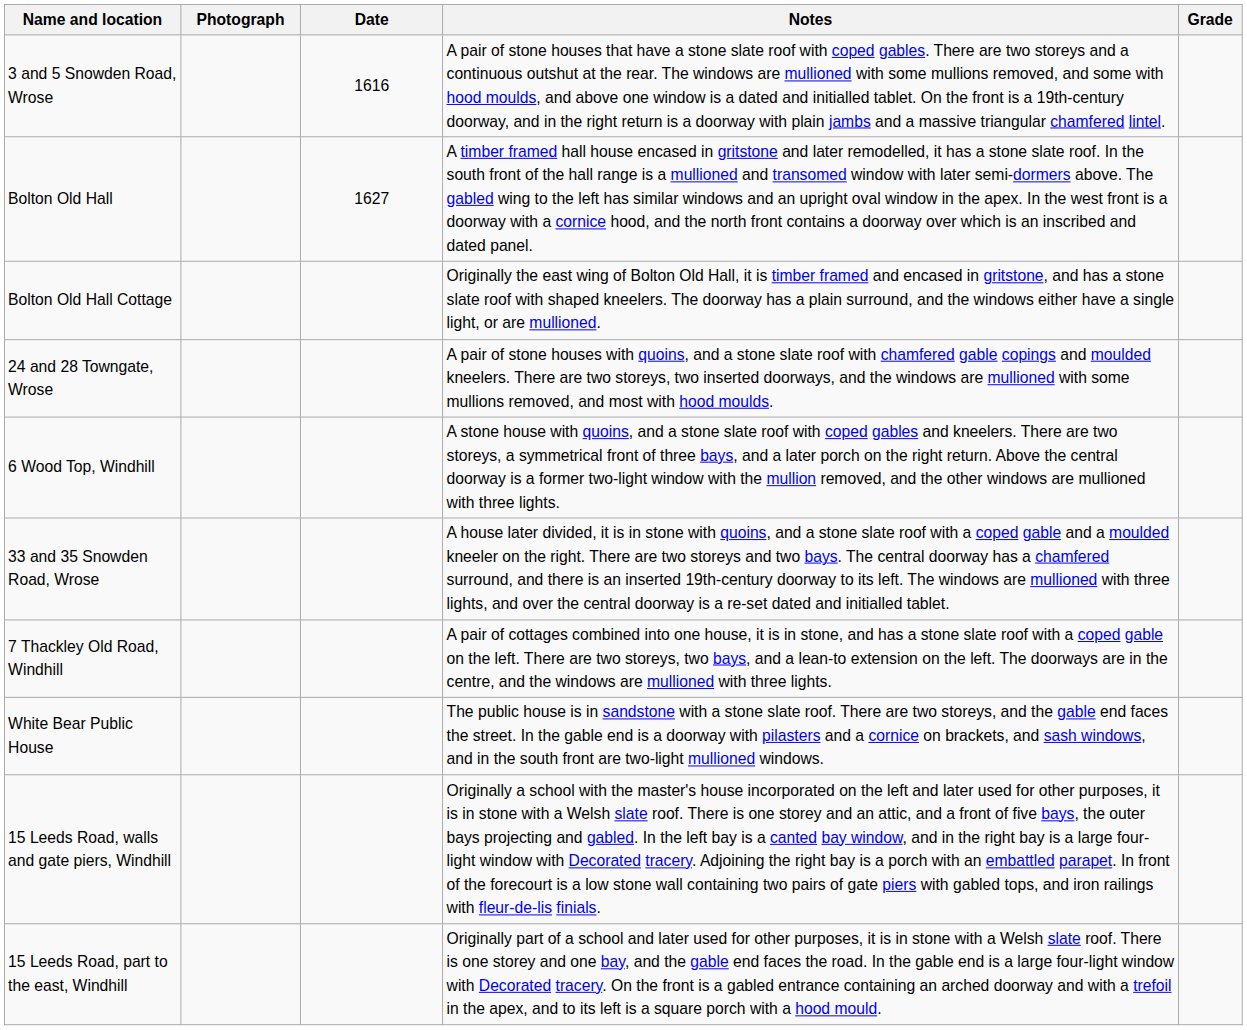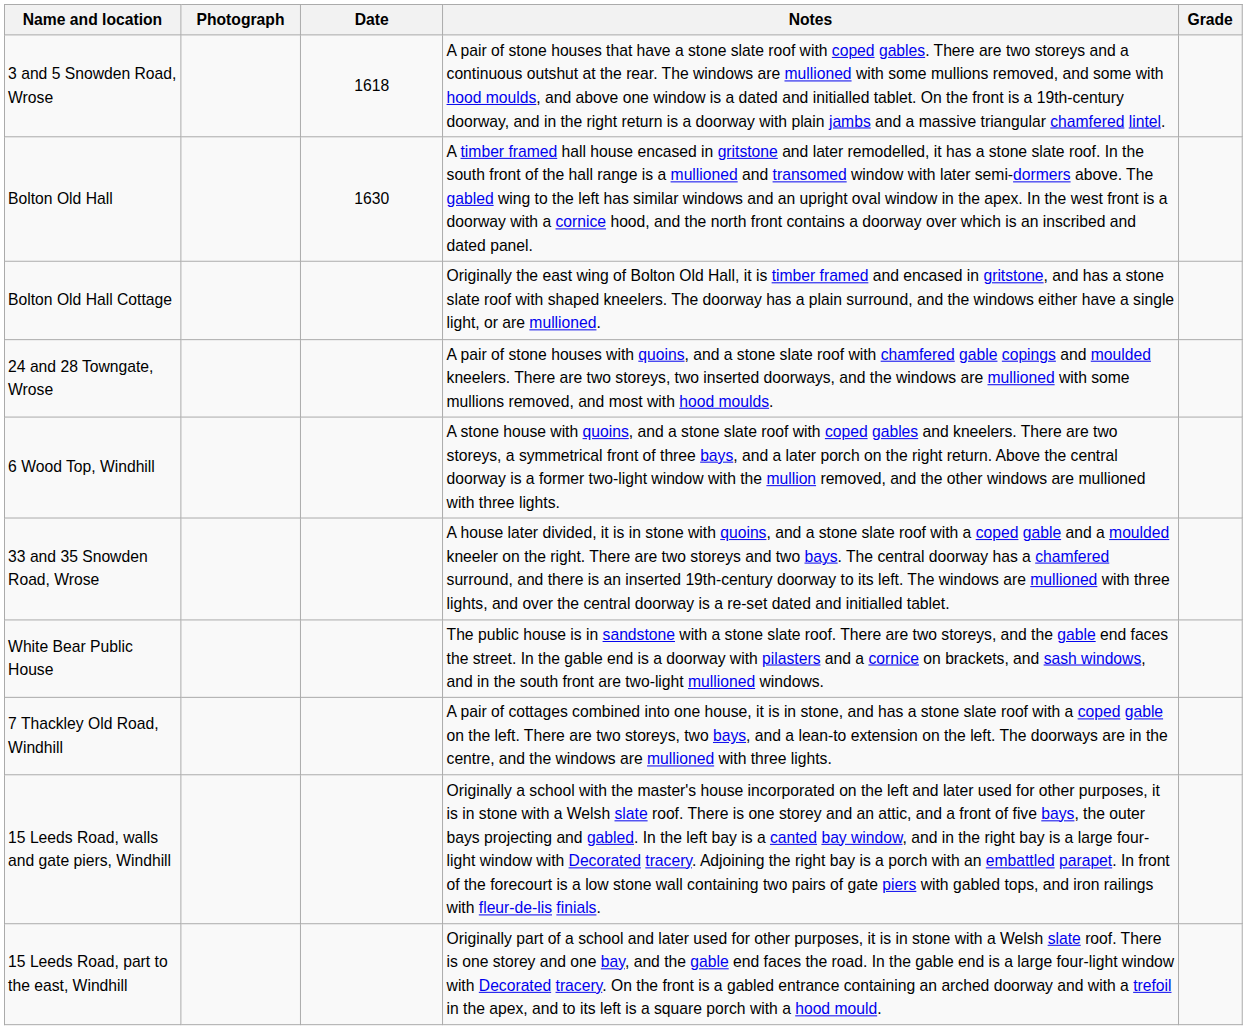(372, 85) 1616 -> (372, 85) 1618
(372, 198) 1627 -> (372, 198) 1630
rows swapped: (70, 736) <-> (83, 658)
